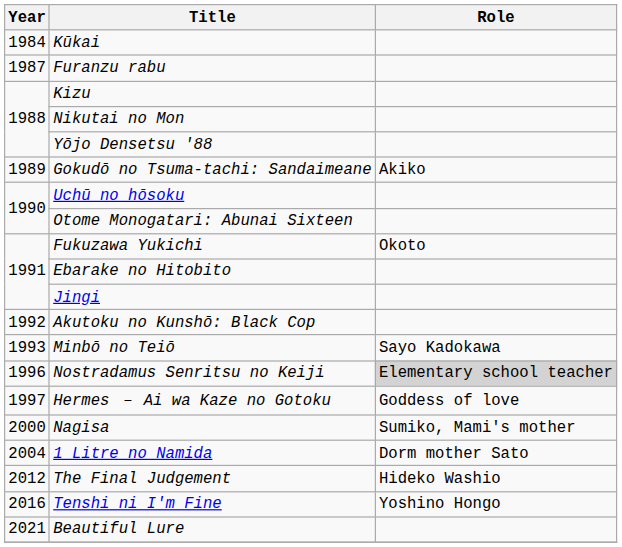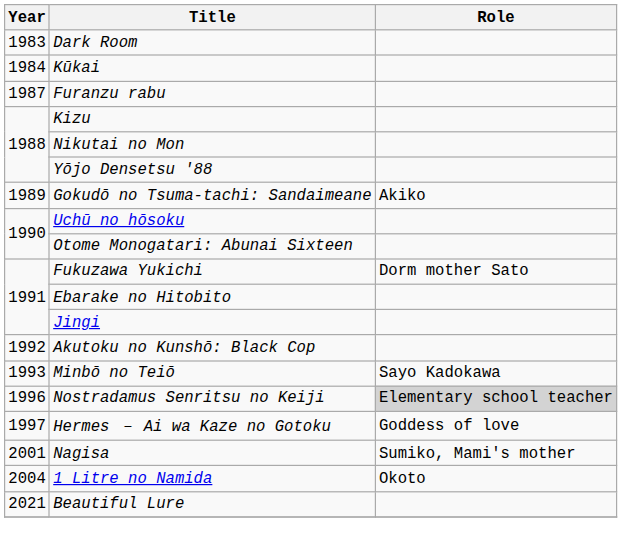+ row: (95, 43)
(402, 246) Okoto -> (454, 272) Dorm mother Sato
(27, 428) 2000 -> (27, 453) 2001
(454, 453) Dorm mother Sato -> (402, 479) Okoto
- row: (142, 479)
- row: (137, 504)
